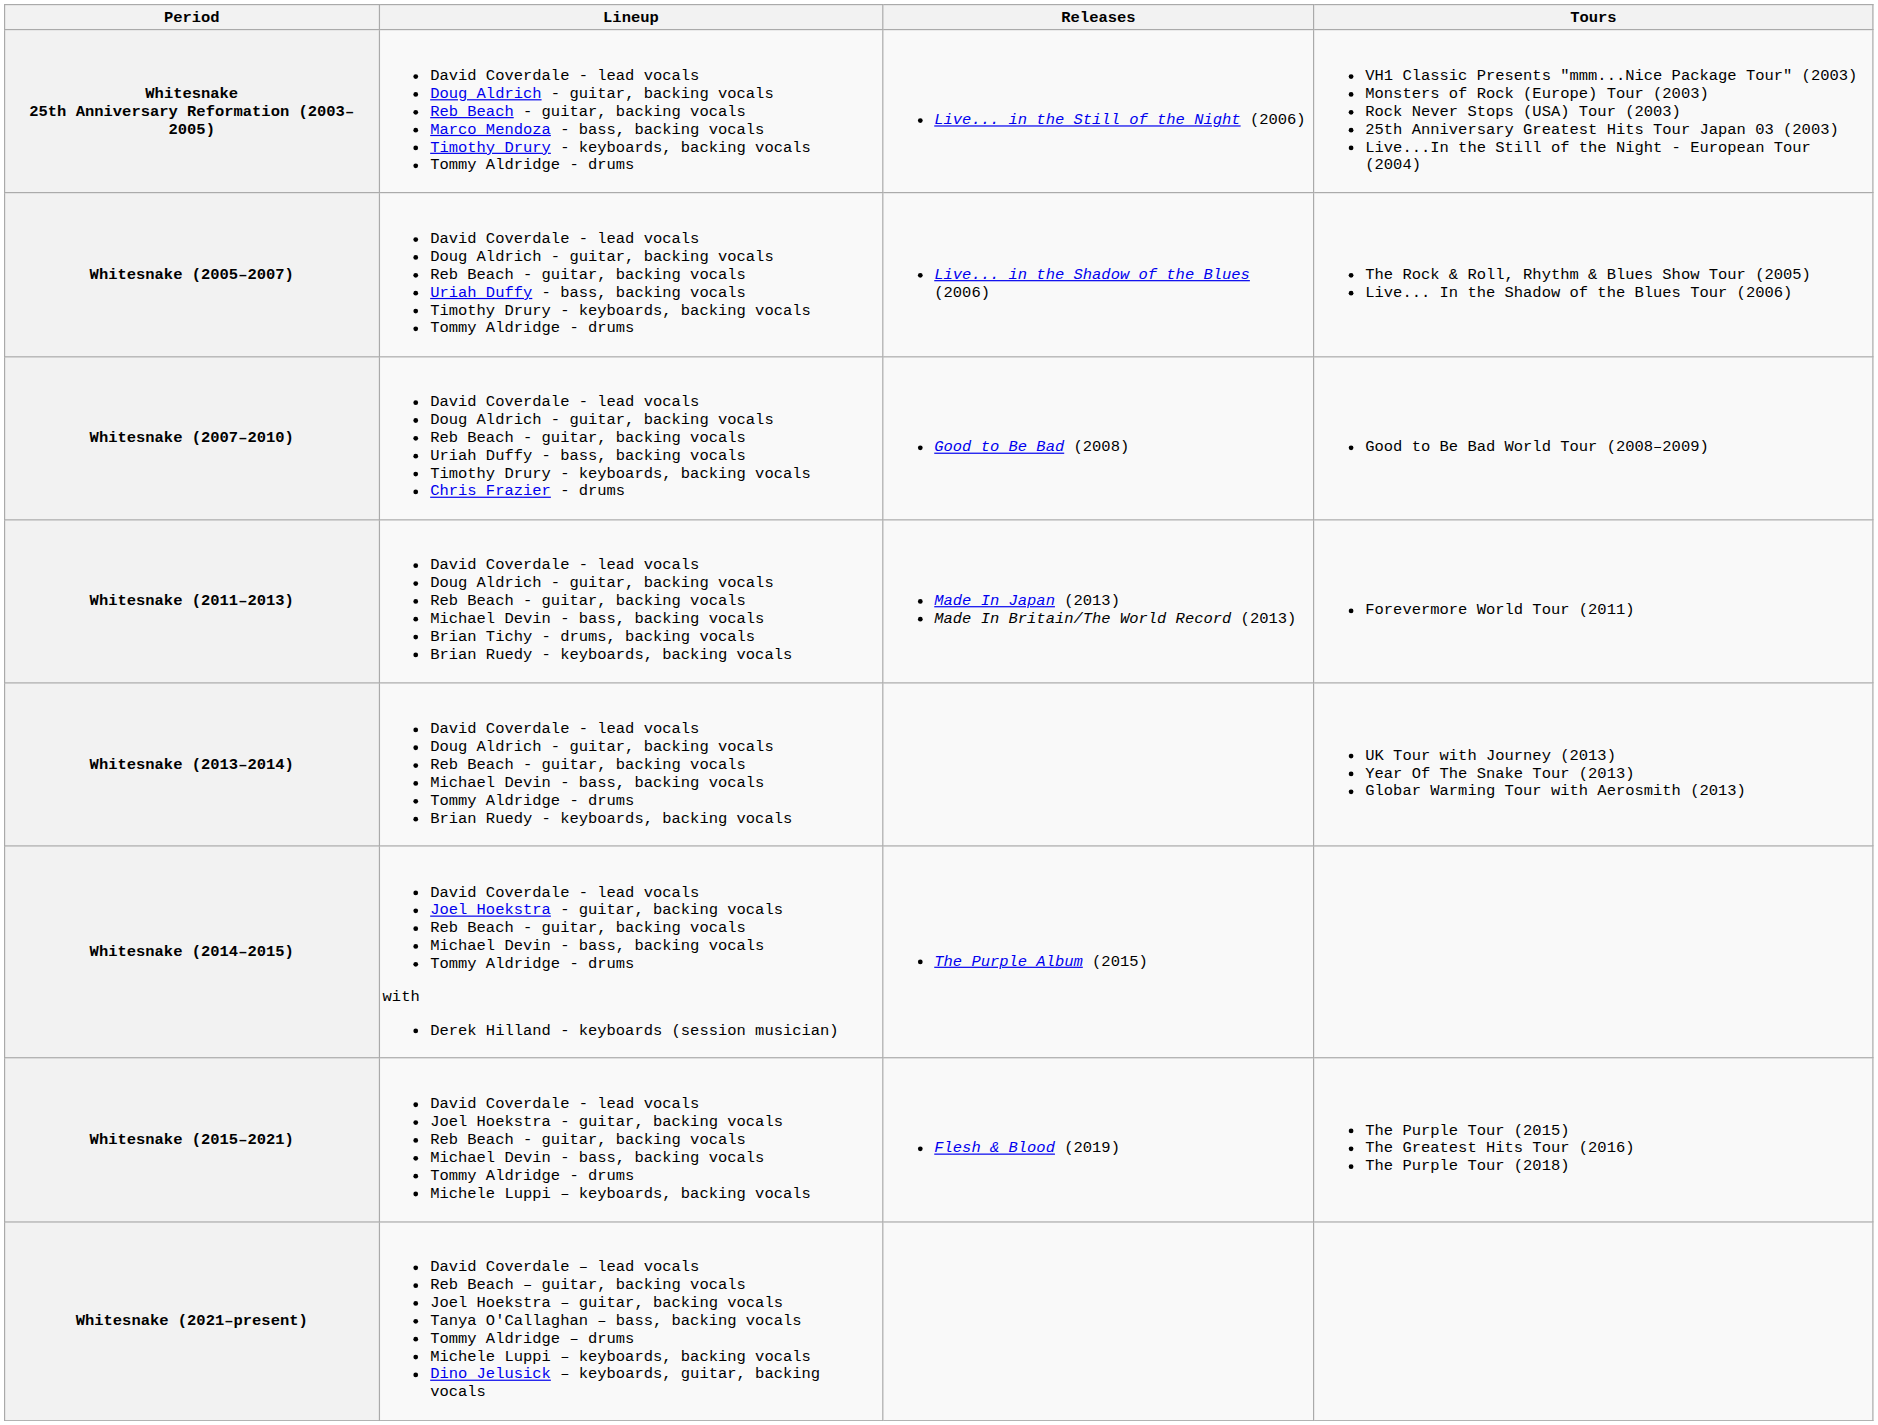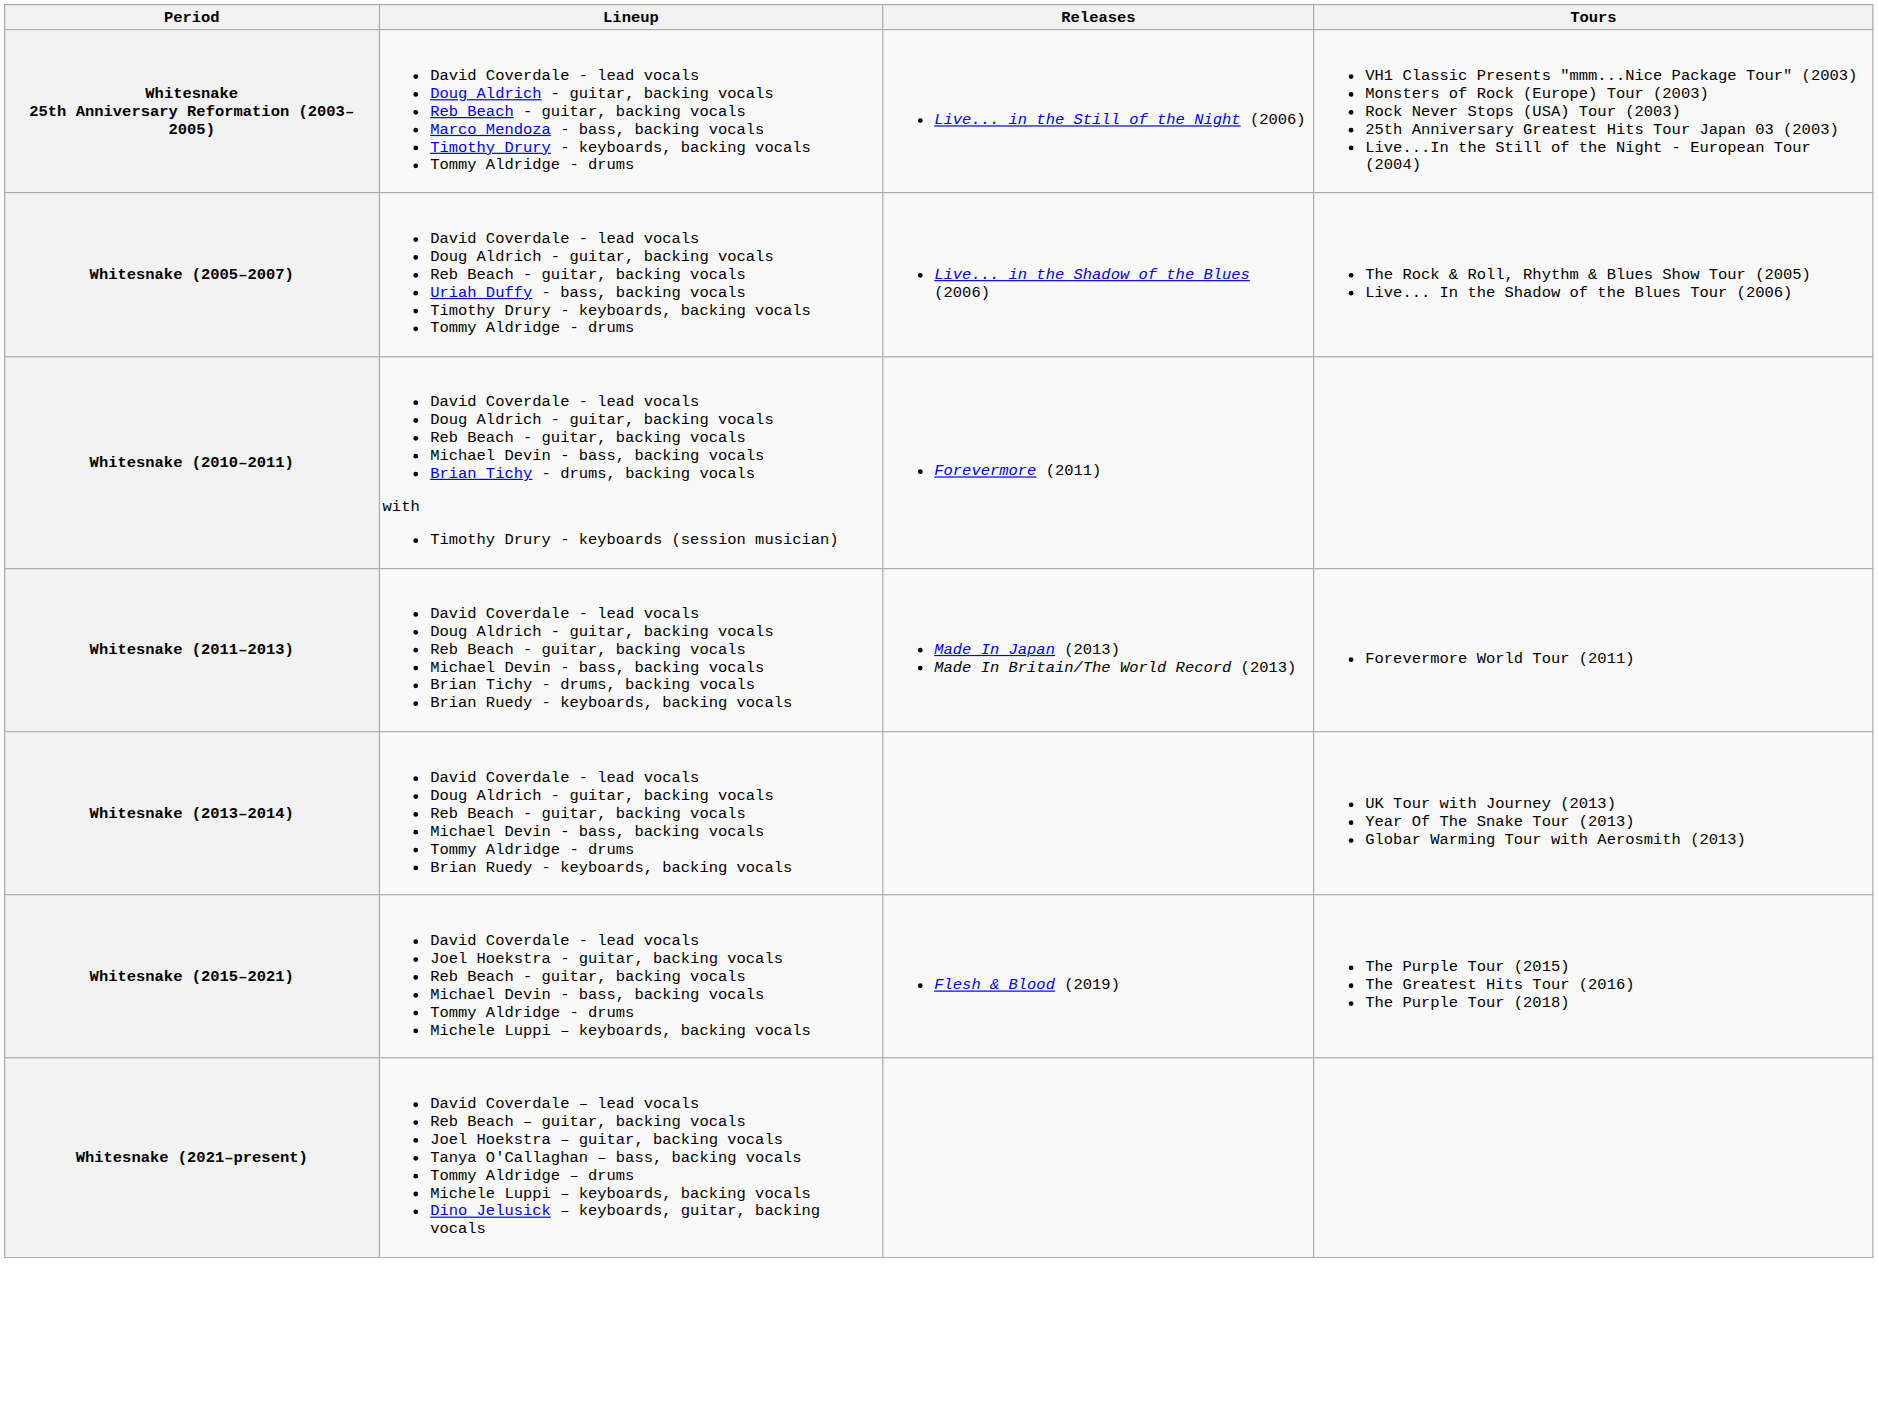- row: (192, 438)
+ row: (192, 462)
- row: (192, 952)
